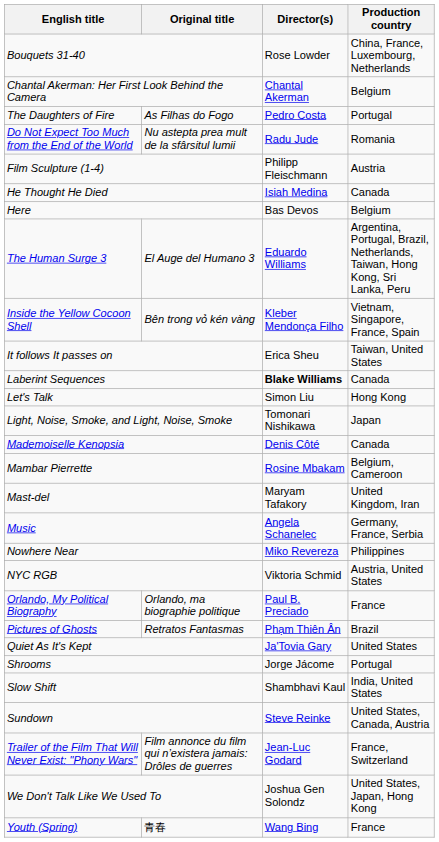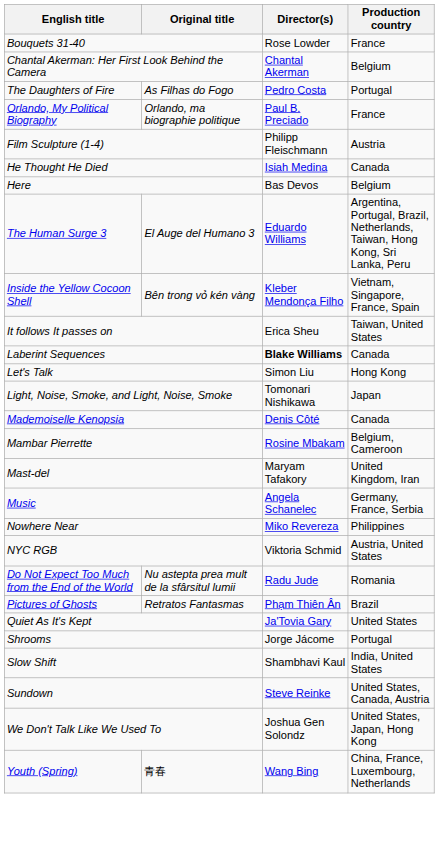(387, 55) China, France, Luxembourg, Netherlands -> (368, 43) France
rows swapped: (70, 139) <-> (58, 605)
- row: (72, 754)
(368, 827) France -> (387, 771) China, France, Luxembourg, Netherlands
